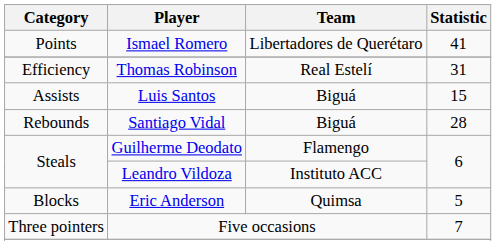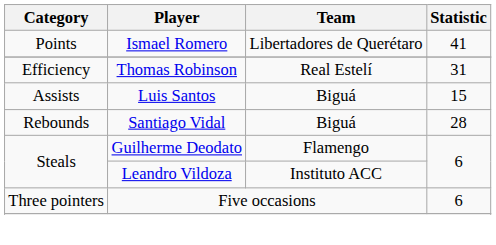- row: (177, 200)
(459, 226) 7 -> (459, 200) 6
